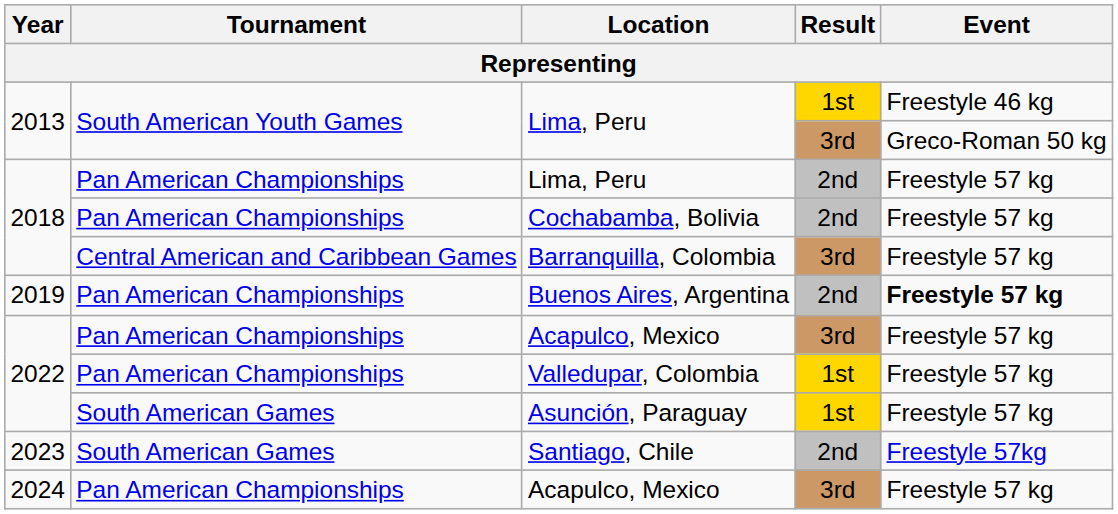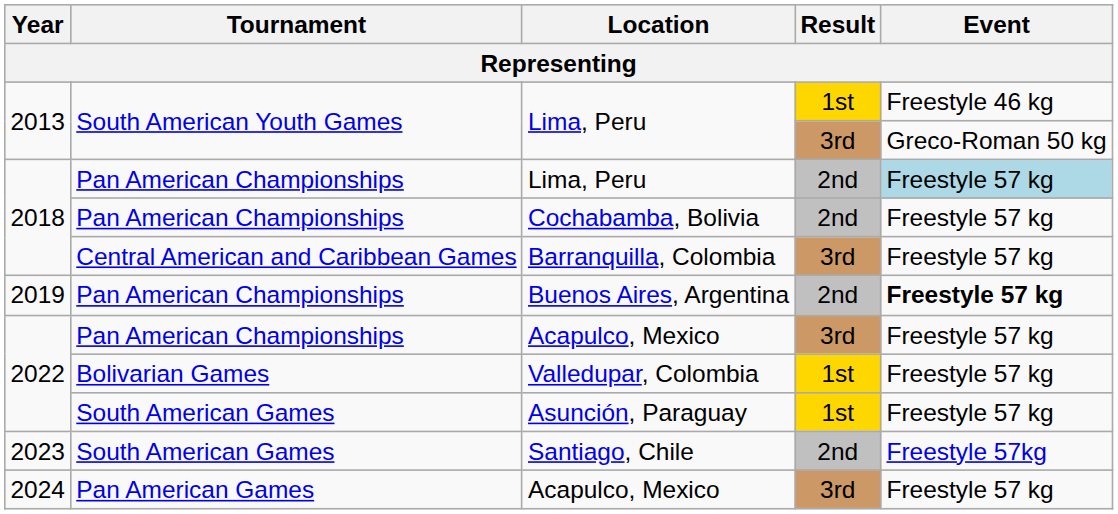(970, 179) no background -> (970, 179) lightblue background
(240, 373) Pan American Championships -> (173, 373) Bolivarian Games
(240, 489) Pan American Championships -> (195, 489) Pan American Games
